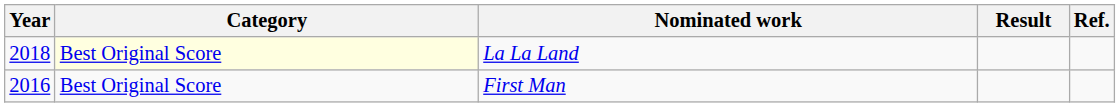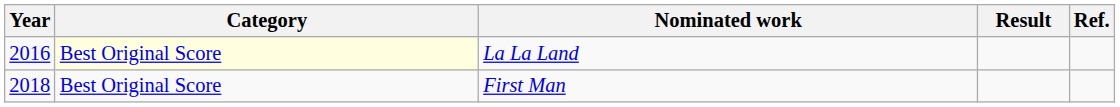(30, 53) 2018 -> (30, 53) 2016
(30, 85) 2016 -> (30, 85) 2018
